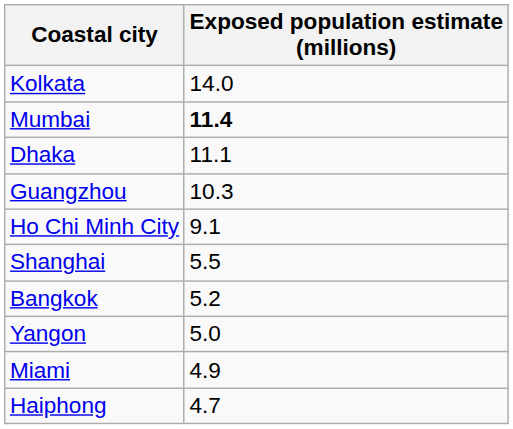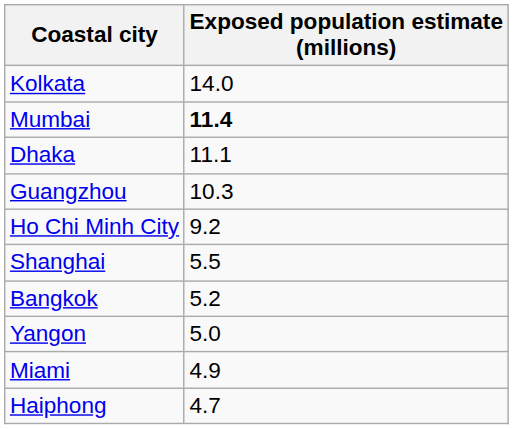(205, 226) 9.1 -> (205, 226) 9.2
